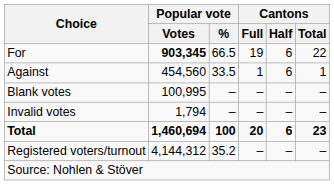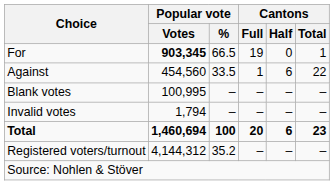(289, 53) 6 -> (289, 53) 0
(320, 53) 22 -> (323, 53) 1
(323, 72) 1 -> (320, 72) 22
